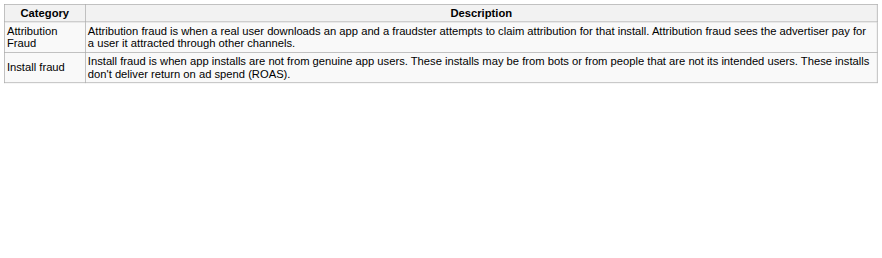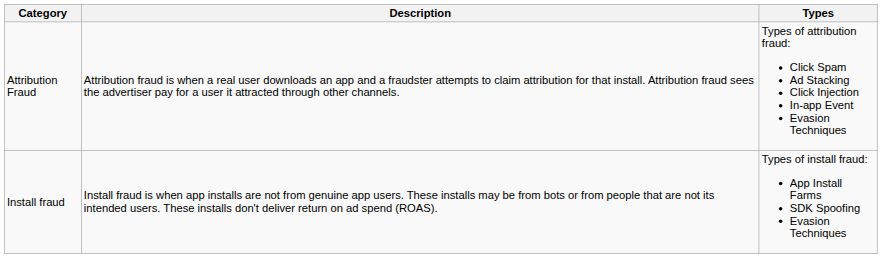+ column: (818, 13)
